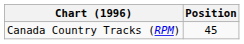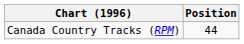(211, 30) 45 -> (211, 30) 44
